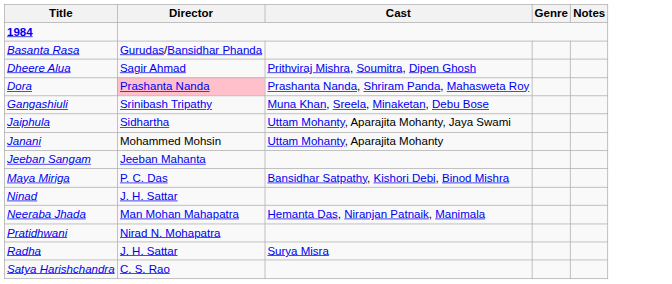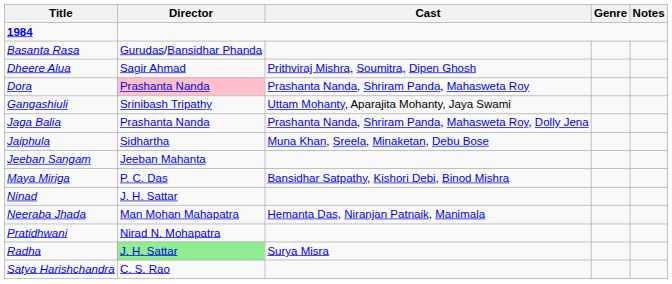(378, 104) Muna Khan, Sreela, Minaketan, Debu Bose -> (389, 104) Uttam Mohanty, Aparajita Mohanty, Jaya Swami
+ row: (34, 123)
(389, 123) Uttam Mohanty, Aparajita Mohanty, Jaya Swami -> (378, 141) Muna Khan, Sreela, Minaketan, Debu Bose
- row: (24, 141)
(149, 251) no background -> (149, 251) lightgreen background
